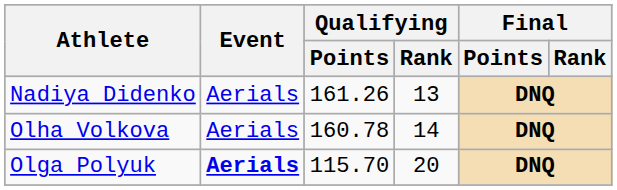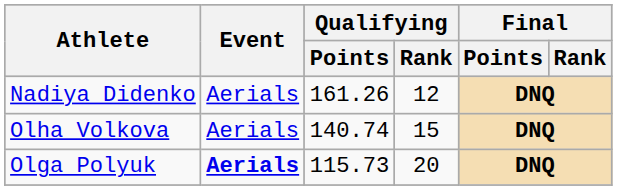(426, 95) 13 -> (426, 95) 12
(349, 131) 160.78 -> (349, 131) 140.74
(426, 131) 14 -> (426, 131) 15
(349, 167) 115.70 -> (349, 167) 115.73
